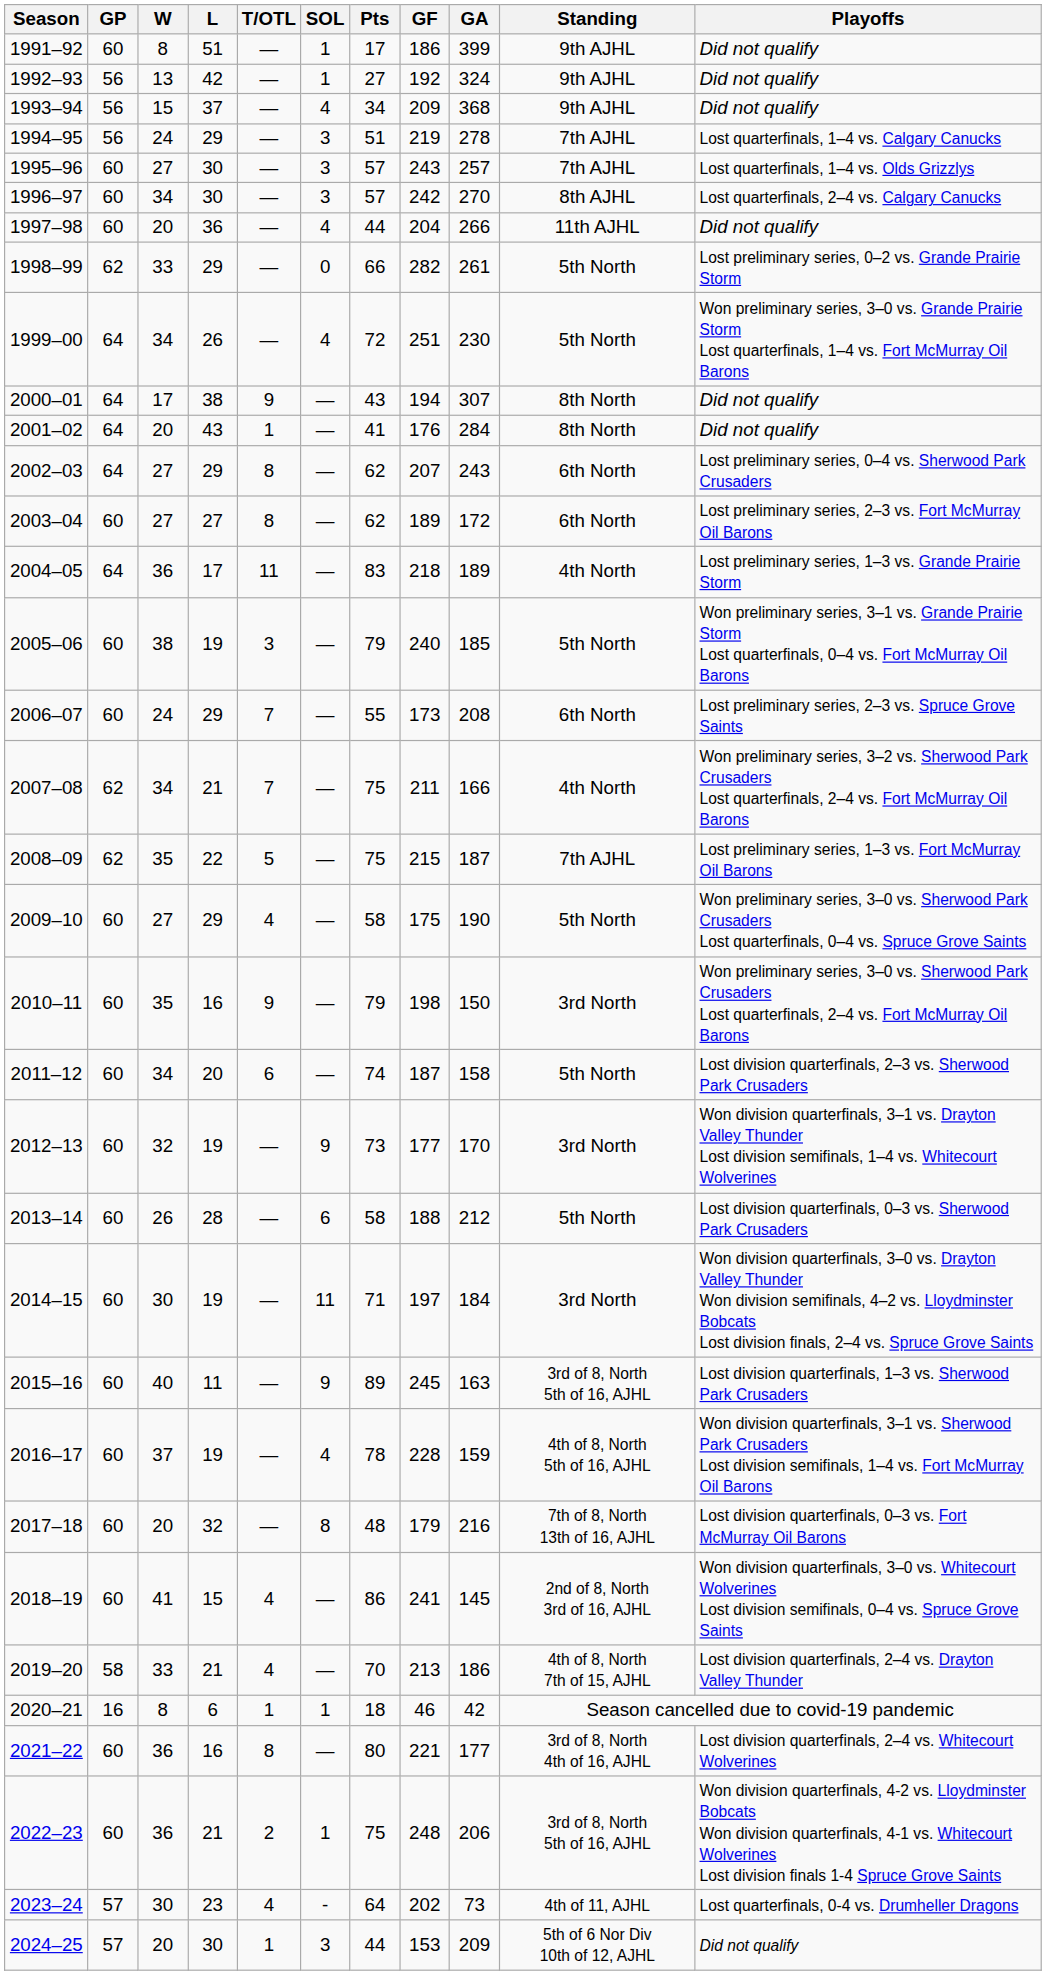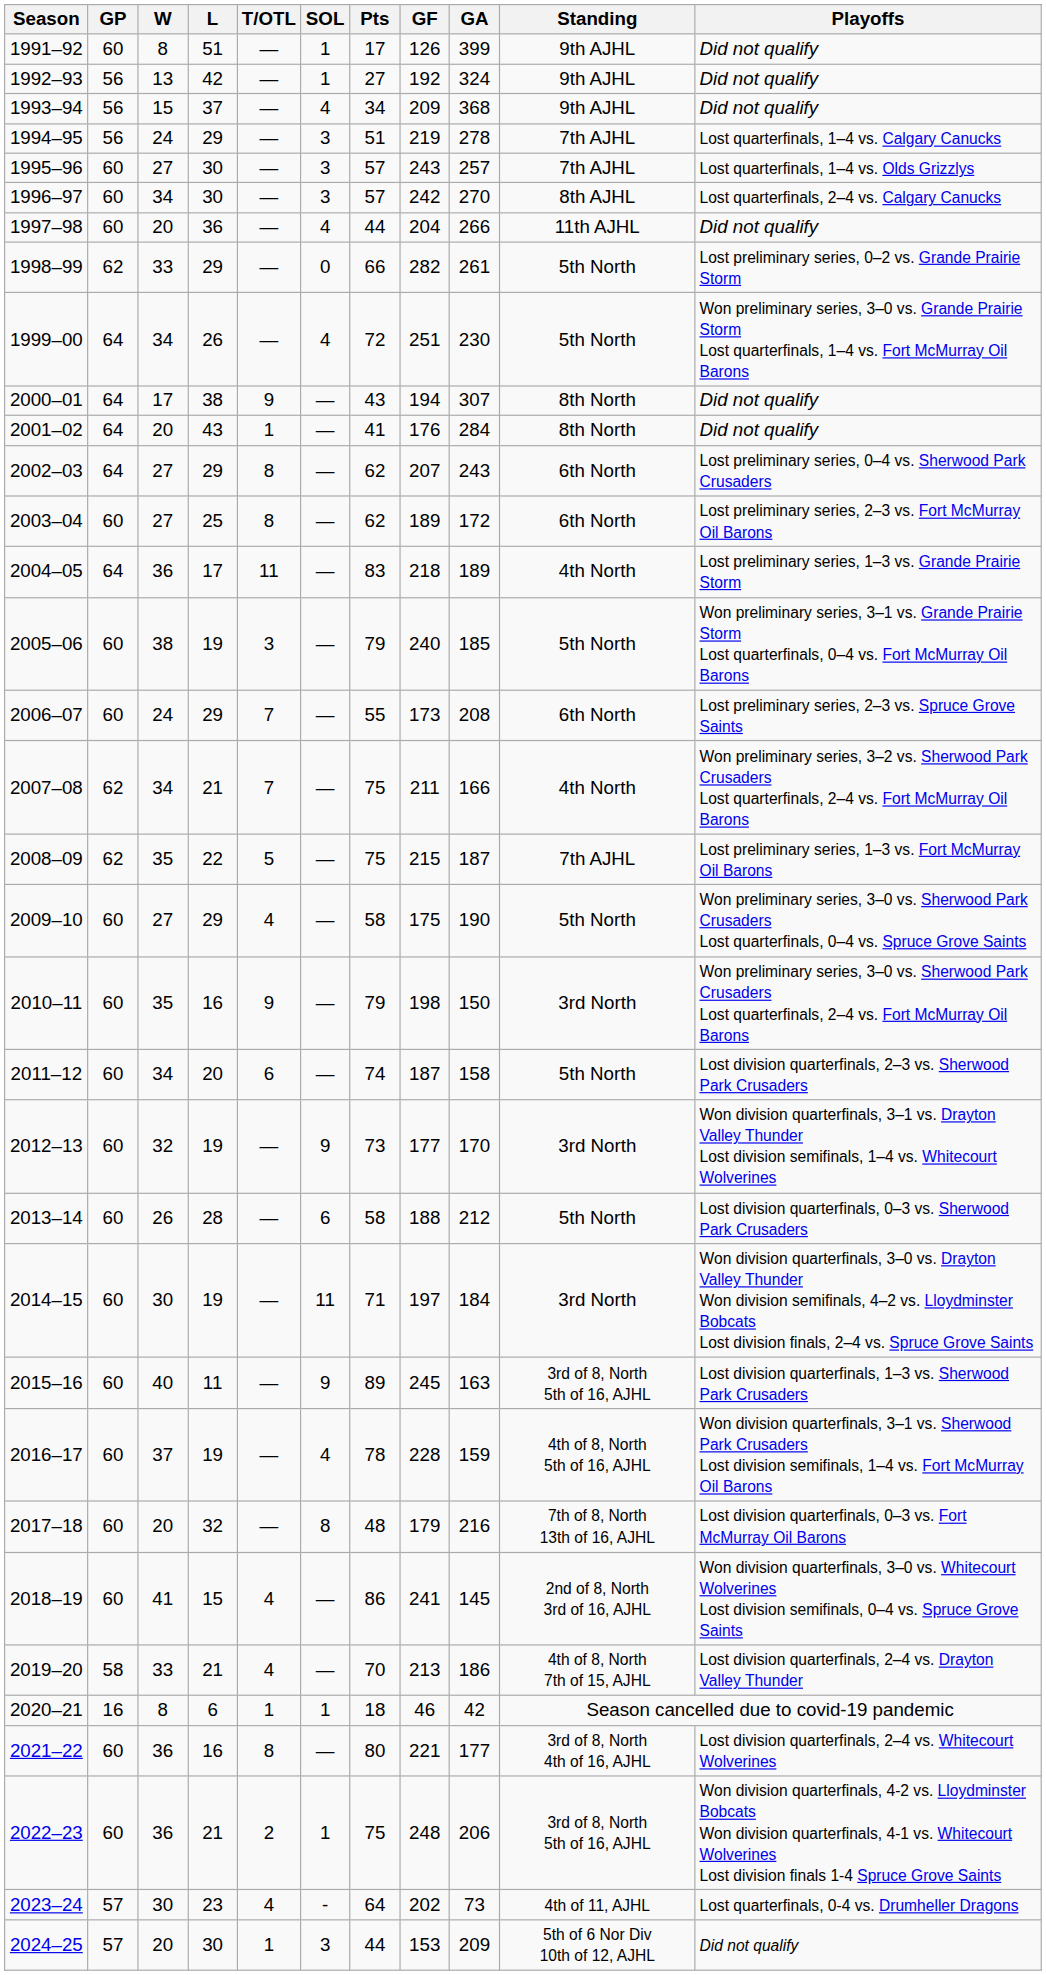(425, 49) 186 -> (425, 49) 126
(213, 521) 27 -> (213, 521) 25
